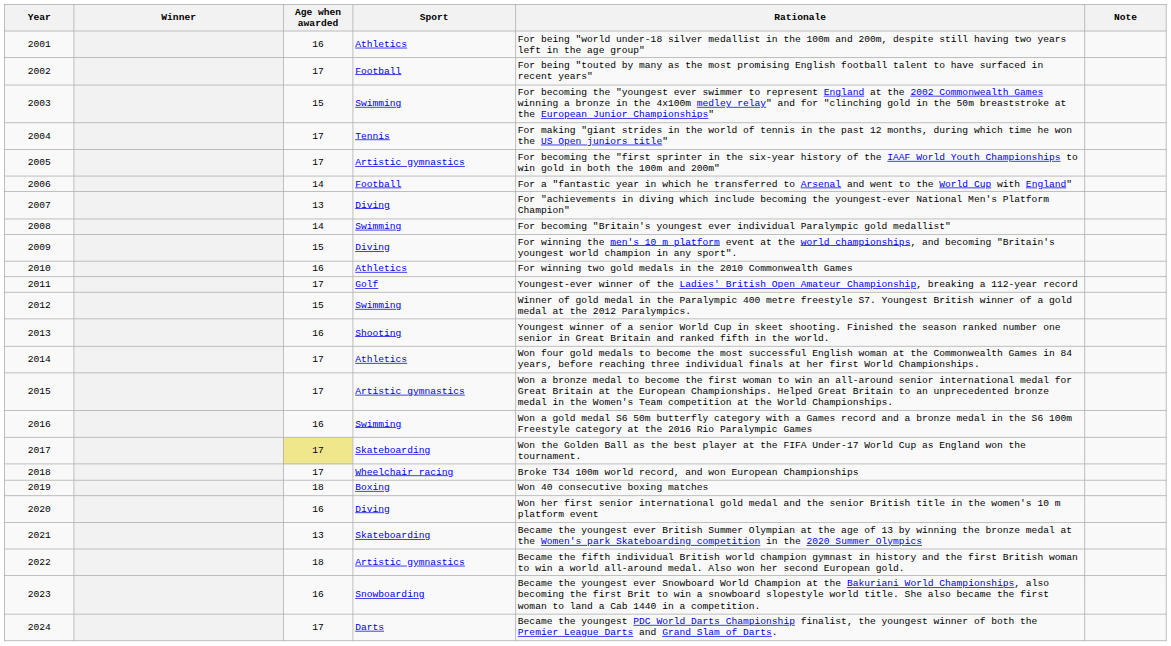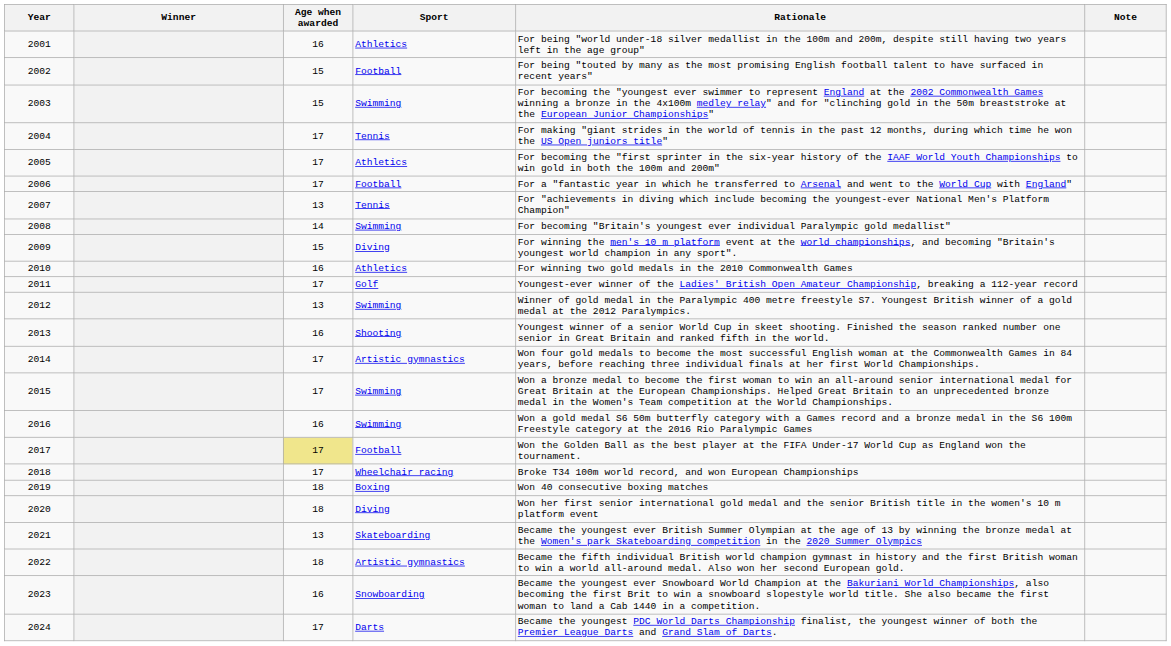(318, 71) 17 -> (318, 71) 15
(410, 163) Artistic gymnastics -> (381, 163) Athletics
(318, 184) 14 -> (318, 184) 17
(372, 205) Diving -> (372, 205) Tennis
(318, 306) 15 -> (318, 306) 13
(381, 359) Athletics -> (410, 359) Artistic gymnastics
(410, 392) Artistic gymnastics -> (378, 392) Swimming
(393, 451) Skateboarding -> (378, 451) Football
(318, 509) 16 -> (318, 509) 18
